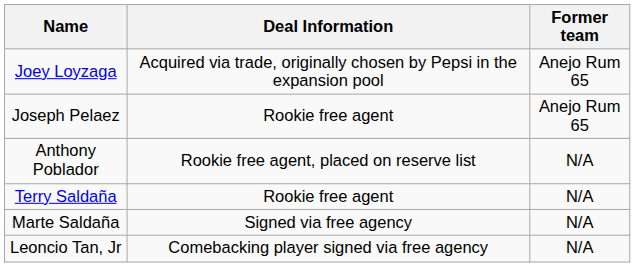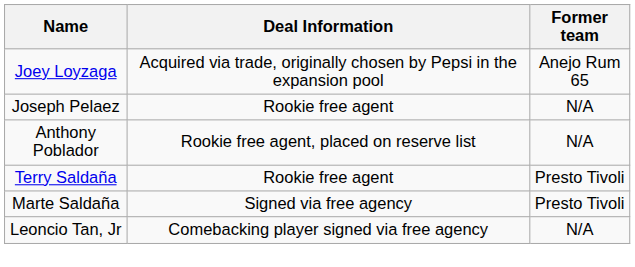(580, 116) Anejo Rum 65 -> (580, 106) N/A
(580, 196) N/A -> (580, 177) Presto Tivoli
(580, 222) N/A -> (580, 203) Presto Tivoli
